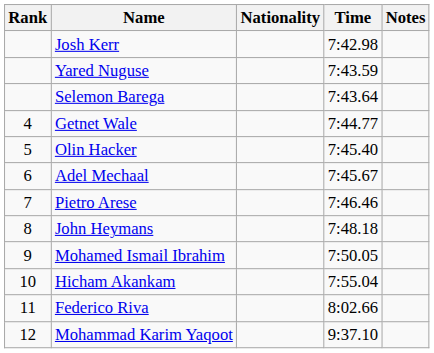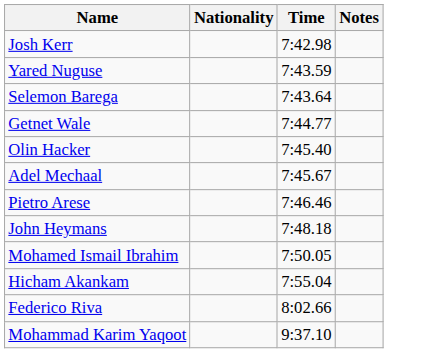- column: (28, 17)
